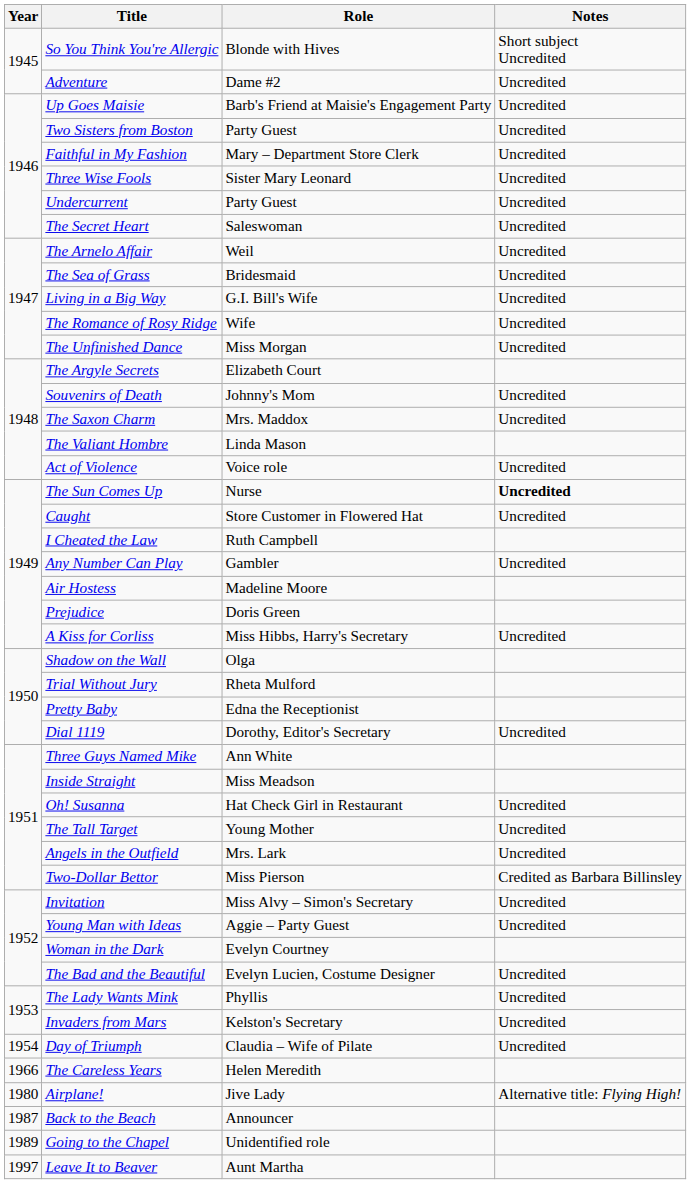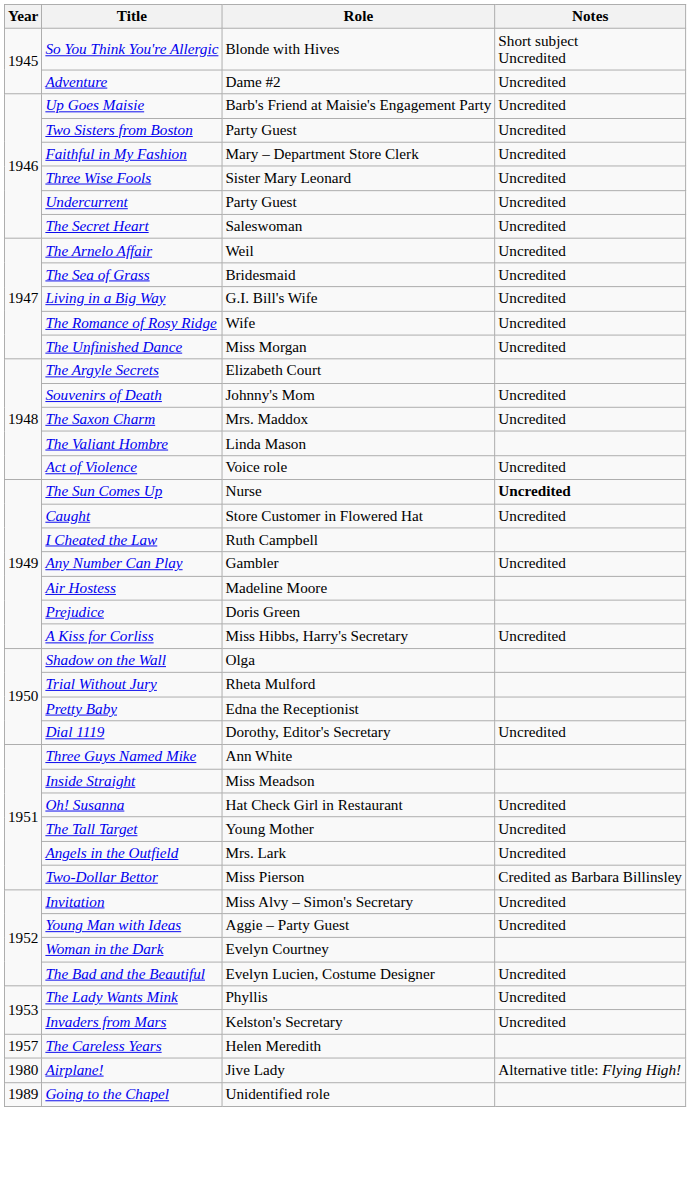- row: (94, 1046)
(23, 1070) 1966 -> (23, 1046) 1957
- row: (100, 1118)
- row: (101, 1166)
